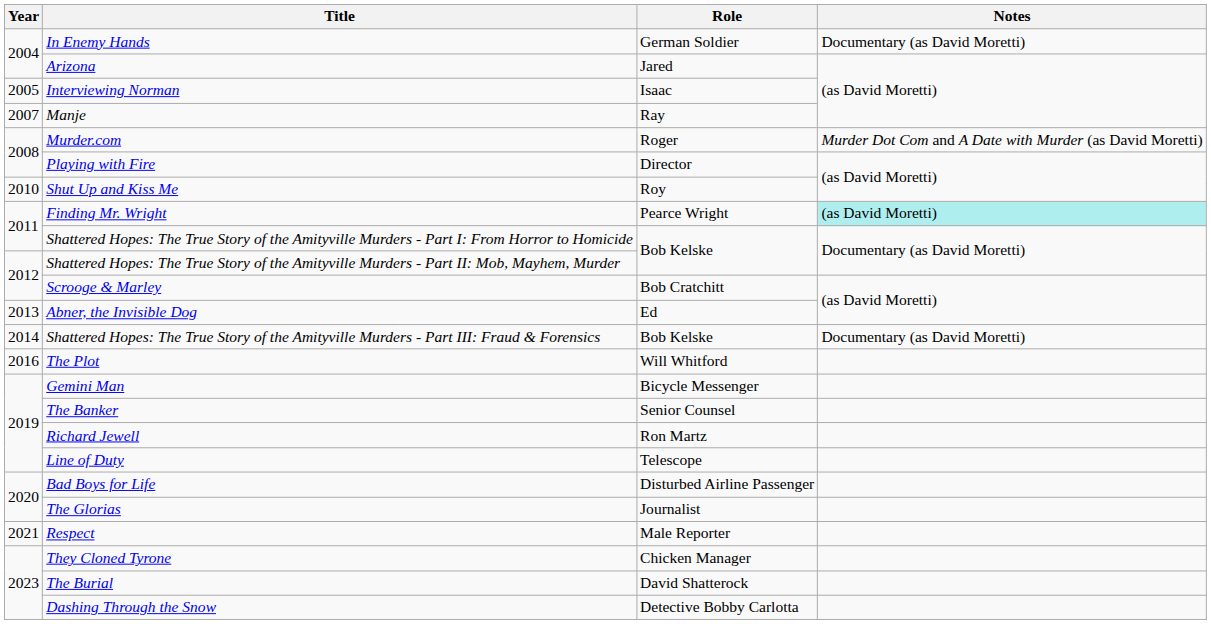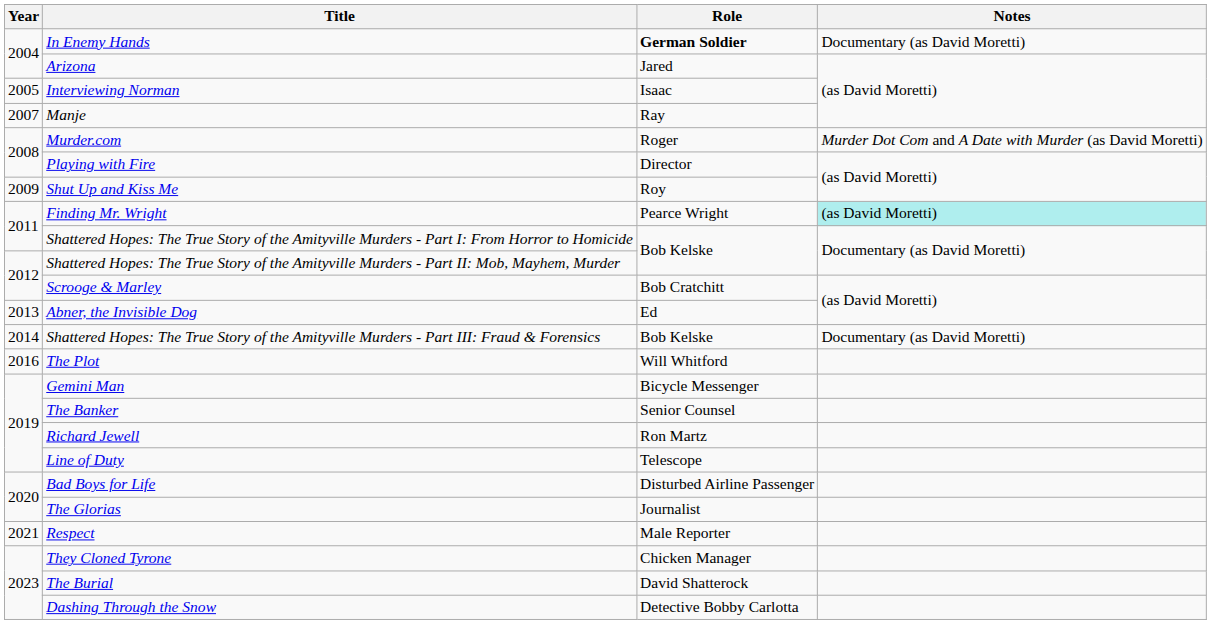(689, 41) normal -> (693, 41) bold
(24, 189) 2010 -> (24, 189) 2009
